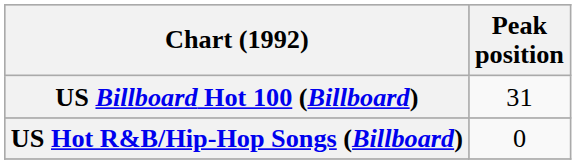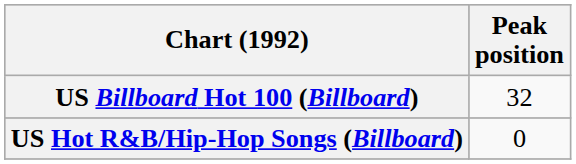(519, 96) 31 -> (519, 96) 32
